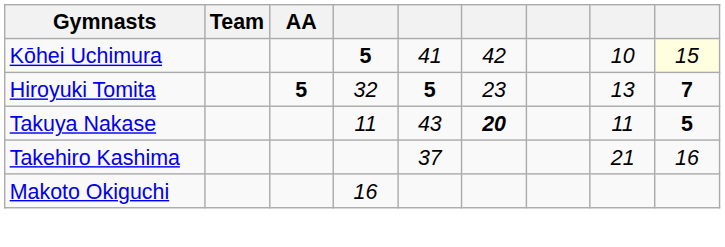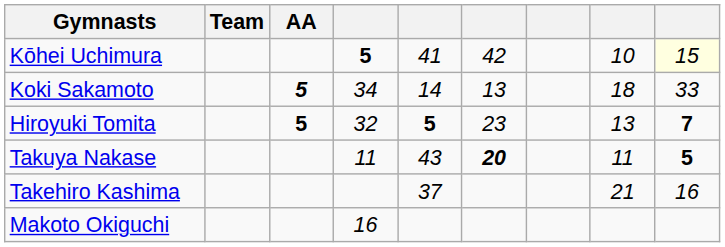+ row: (82, 90)
